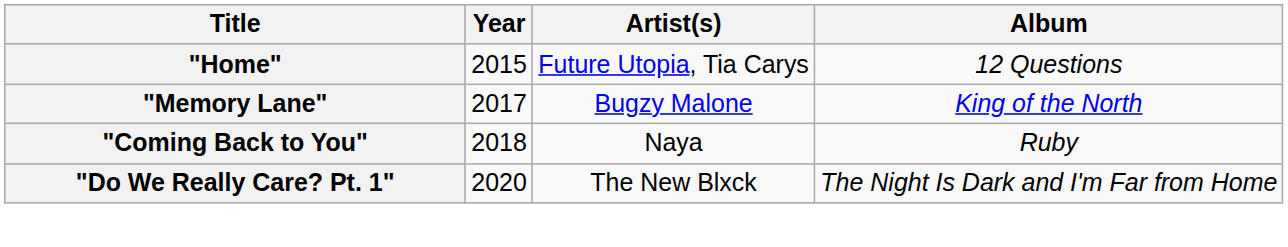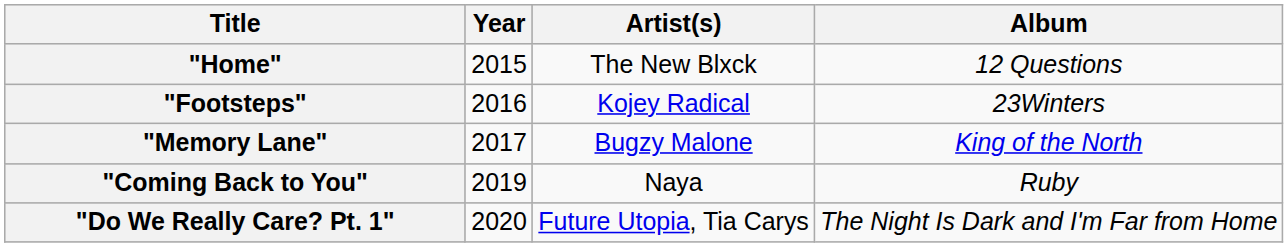(674, 63) Future Utopia, Tia Carys -> (674, 63) The New Blxck
+ row: (235, 103)
(499, 143) 2018 -> (499, 182) 2019
(674, 182) The New Blxck -> (674, 222) Future Utopia, Tia Carys
